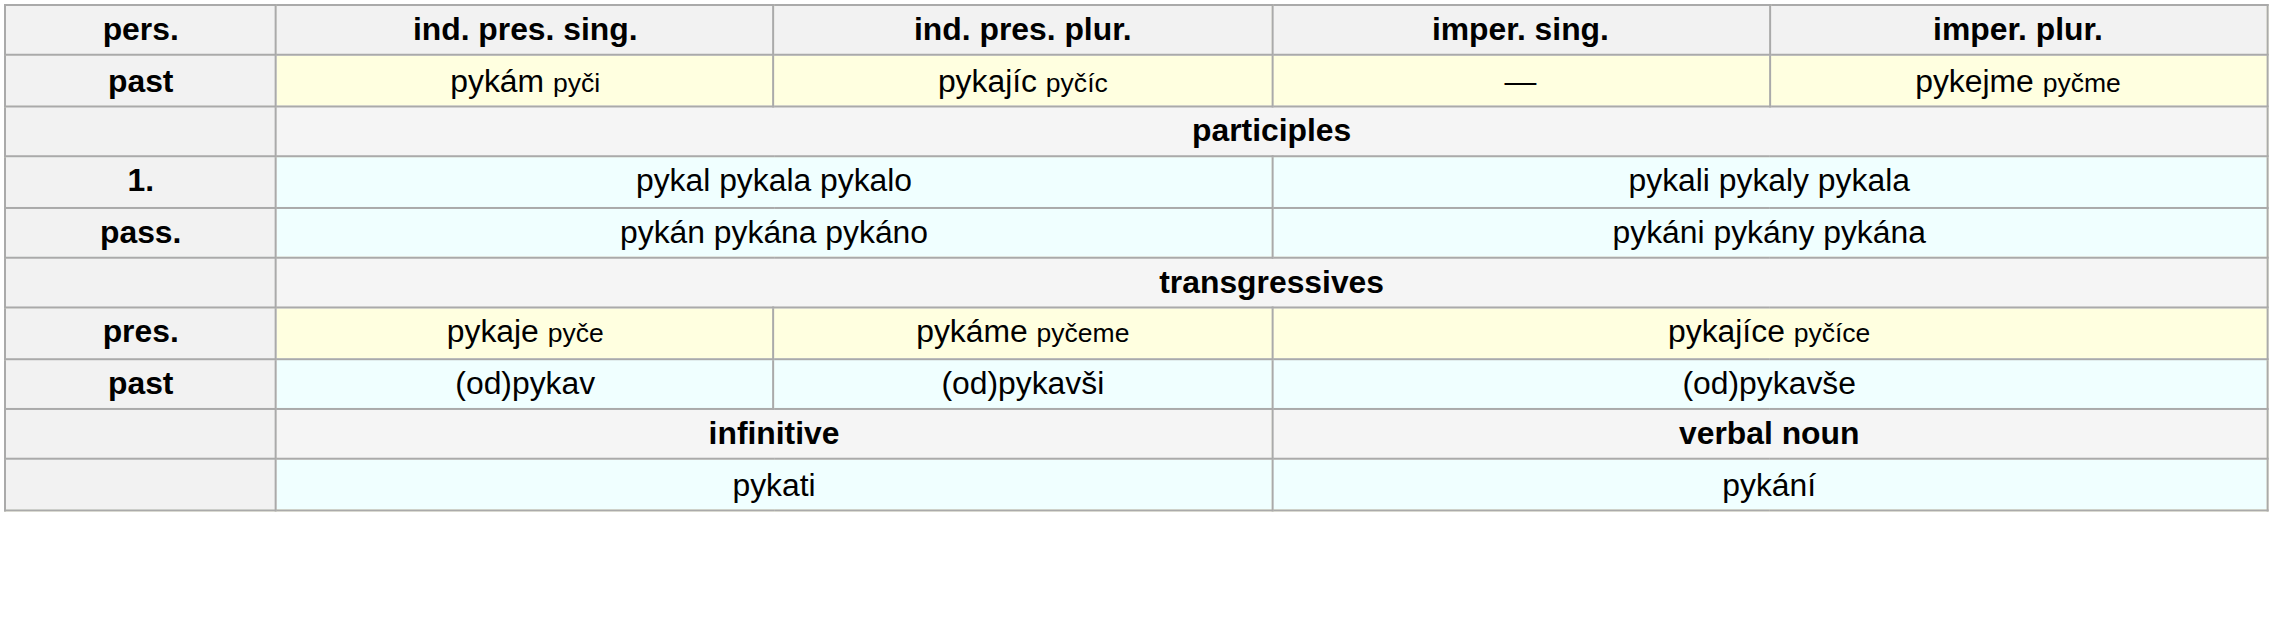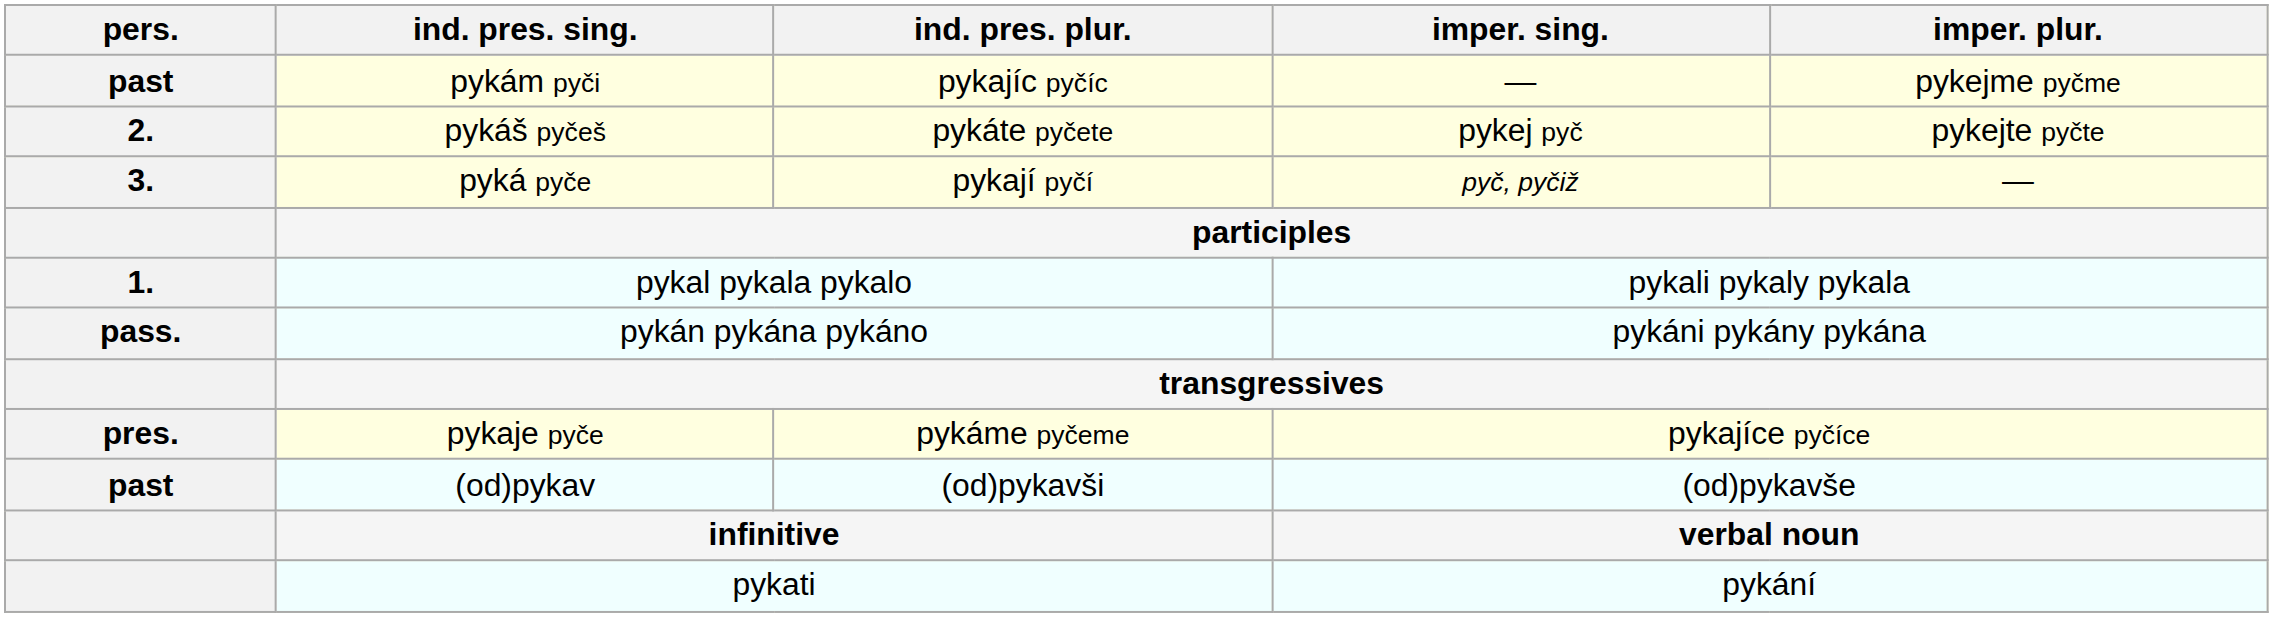+ row: (525, 130)
+ row: (525, 181)
